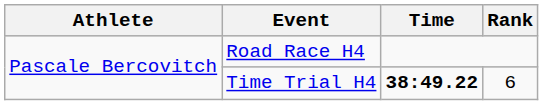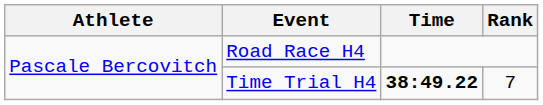(510, 83) 6 -> (510, 83) 7
